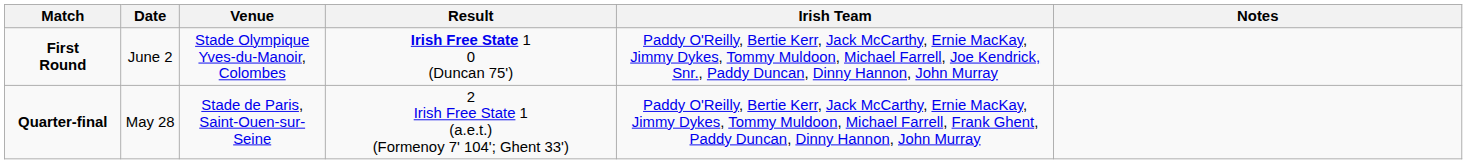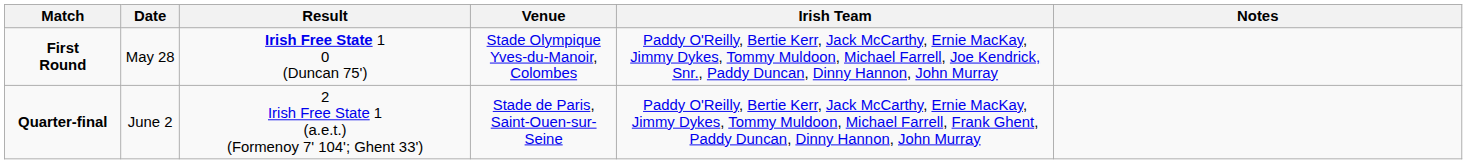columns swapped: (252, 16) <-> (471, 16)
(150, 56) June 2 -> (150, 56) May 28
(150, 122) May 28 -> (150, 122) June 2
